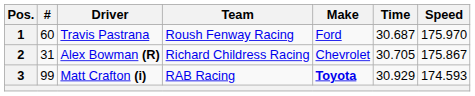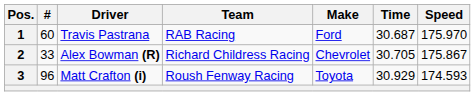(230, 35) Roush Fenway Racing -> (200, 35) RAB Racing
(47, 55) 31 -> (47, 55) 33
(47, 75) 99 -> (47, 75) 96
(200, 75) RAB Racing -> (230, 75) Roush Fenway Racing
(336, 75) bold -> (334, 75) normal
